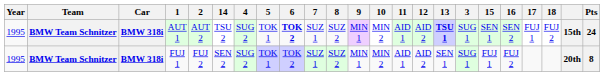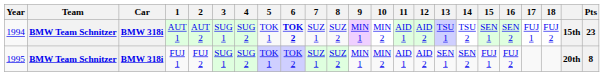columns swapped: (467, 12) <-> (223, 12)
(16, 33) 1995 -> (16, 33) 1994
(445, 33) bold -> (445, 33) normal
(591, 33) 24 -> (591, 33) 23
